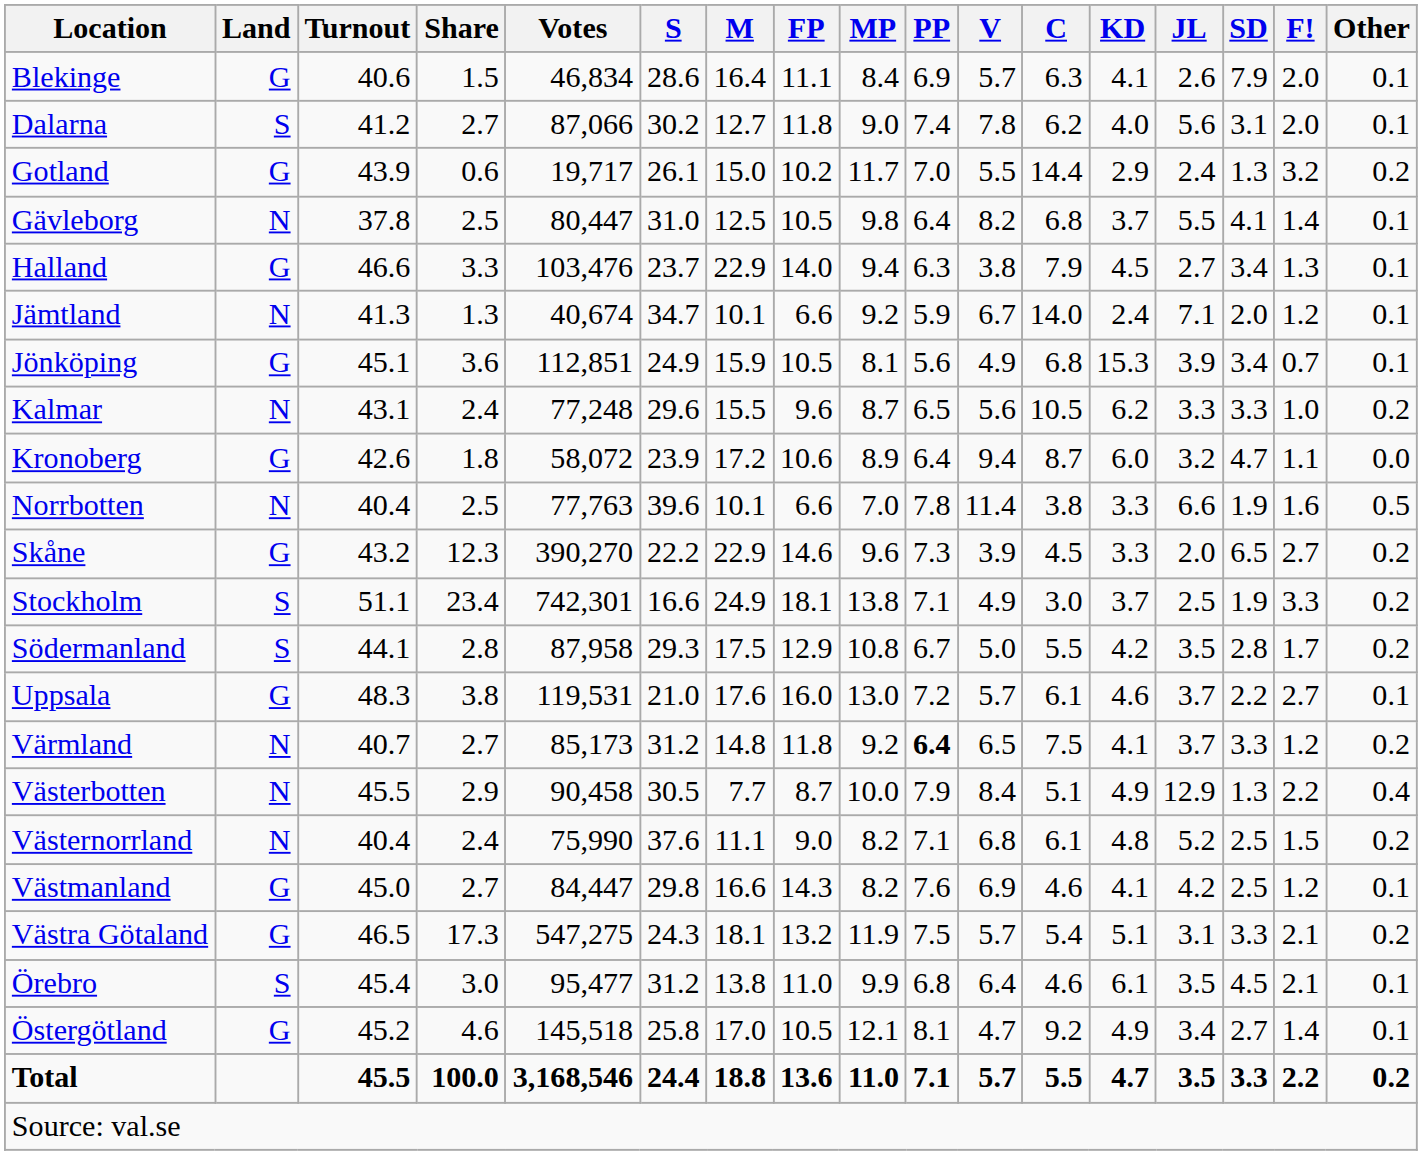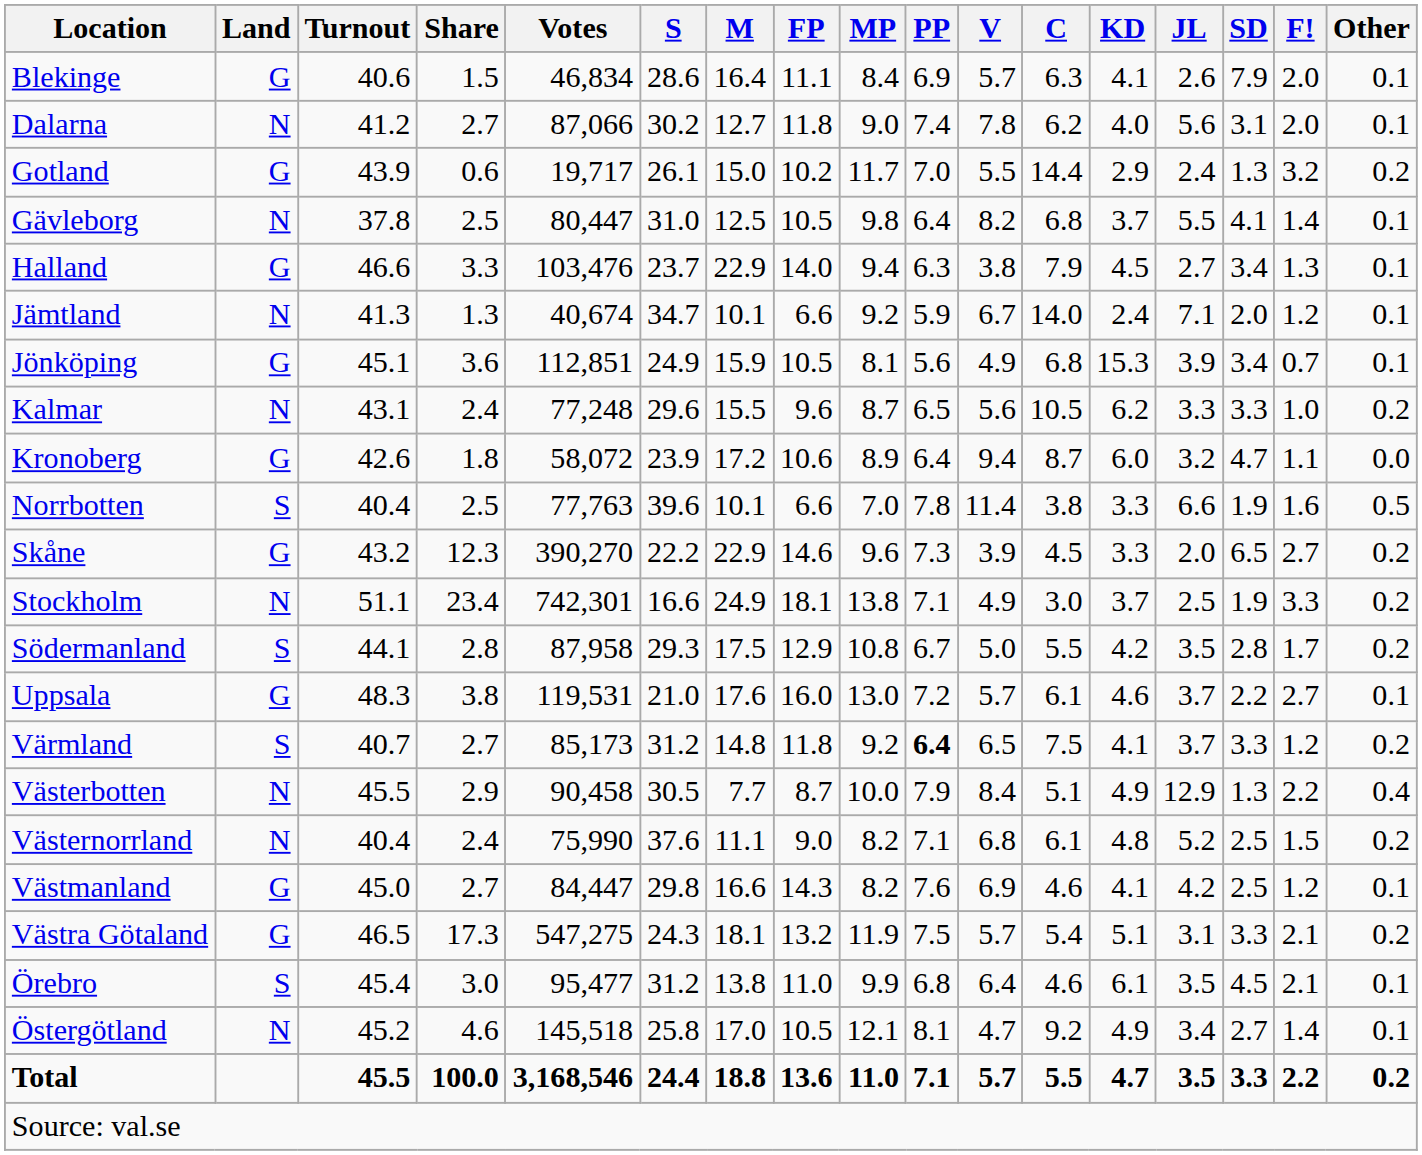(282, 123) S -> (280, 123) N
(280, 505) N -> (282, 505) S
(282, 600) S -> (280, 600) N
(280, 743) N -> (282, 743) S
(280, 1030) G -> (280, 1030) N
